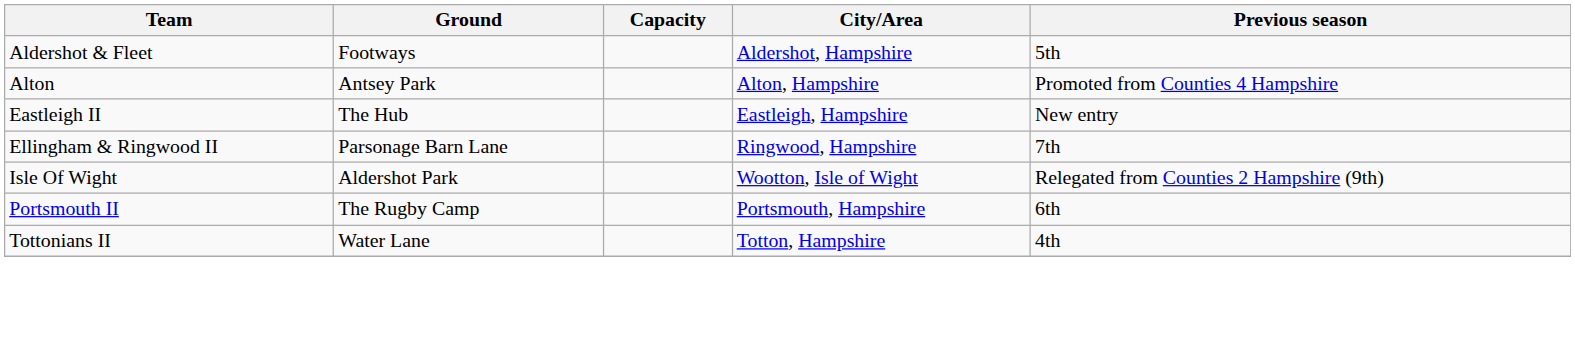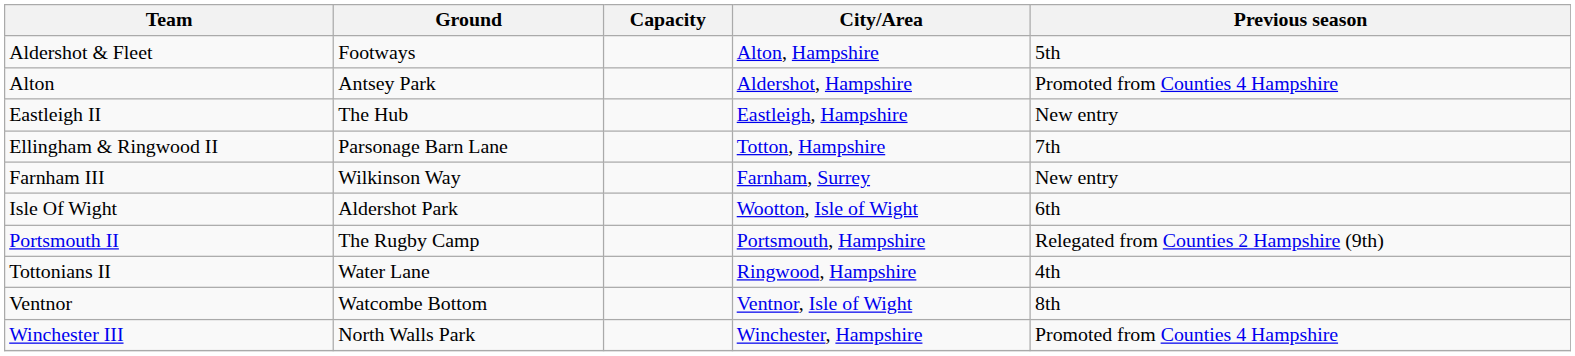(824, 51) Aldershot, Hampshire -> (808, 51) Alton, Hampshire
(808, 83) Alton, Hampshire -> (824, 83) Aldershot, Hampshire
(827, 146) Ringwood, Hampshire -> (811, 146) Totton, Hampshire
+ row: (57, 177)
(1209, 177) Relegated from Counties 2 Hampshire (9th) -> (1048, 209) 6th
(1048, 209) 6th -> (1209, 240) Relegated from Counties 2 Hampshire (9th)
(811, 240) Totton, Hampshire -> (827, 271) Ringwood, Hampshire
+ row: (41, 303)
+ row: (66, 334)
